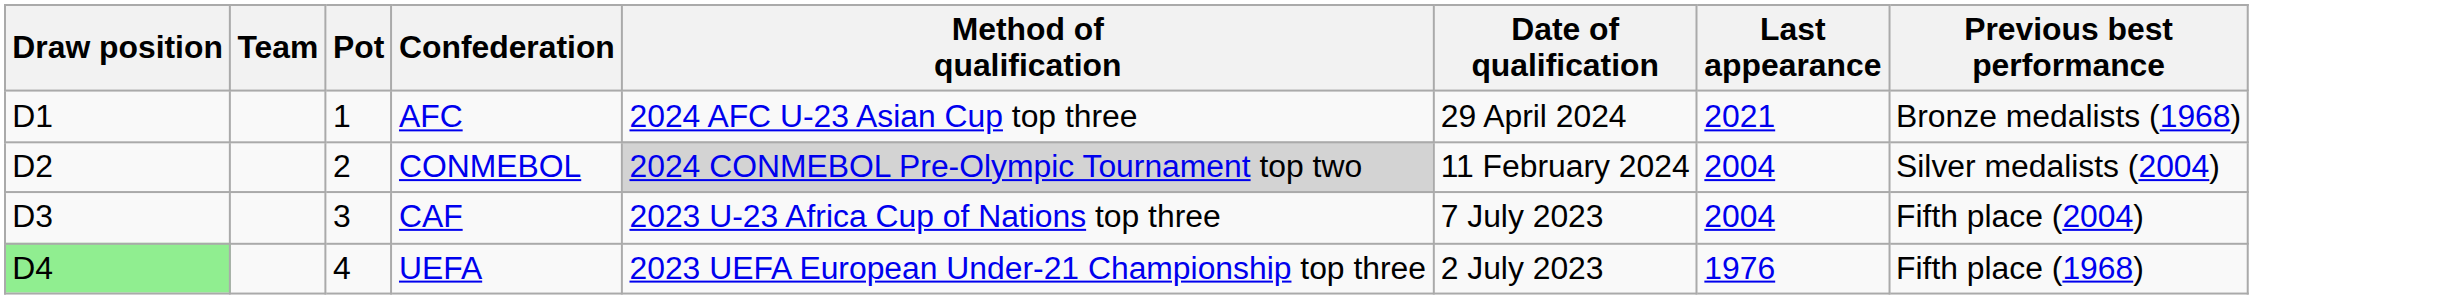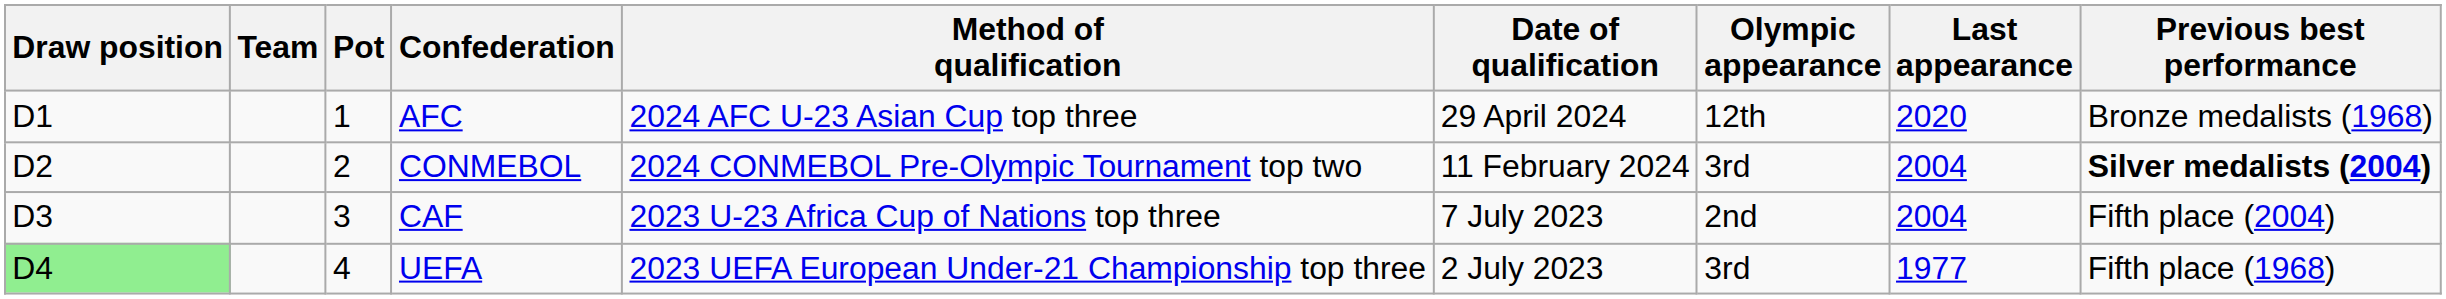+ column: (1793, 47)
(1740, 116) 2021 -> (1931, 116) 2020
(996, 166) lightgrey background -> (996, 166) no background
(2058, 166) normal -> (2259, 166) bold
(1740, 267) 1976 -> (1931, 267) 1977
